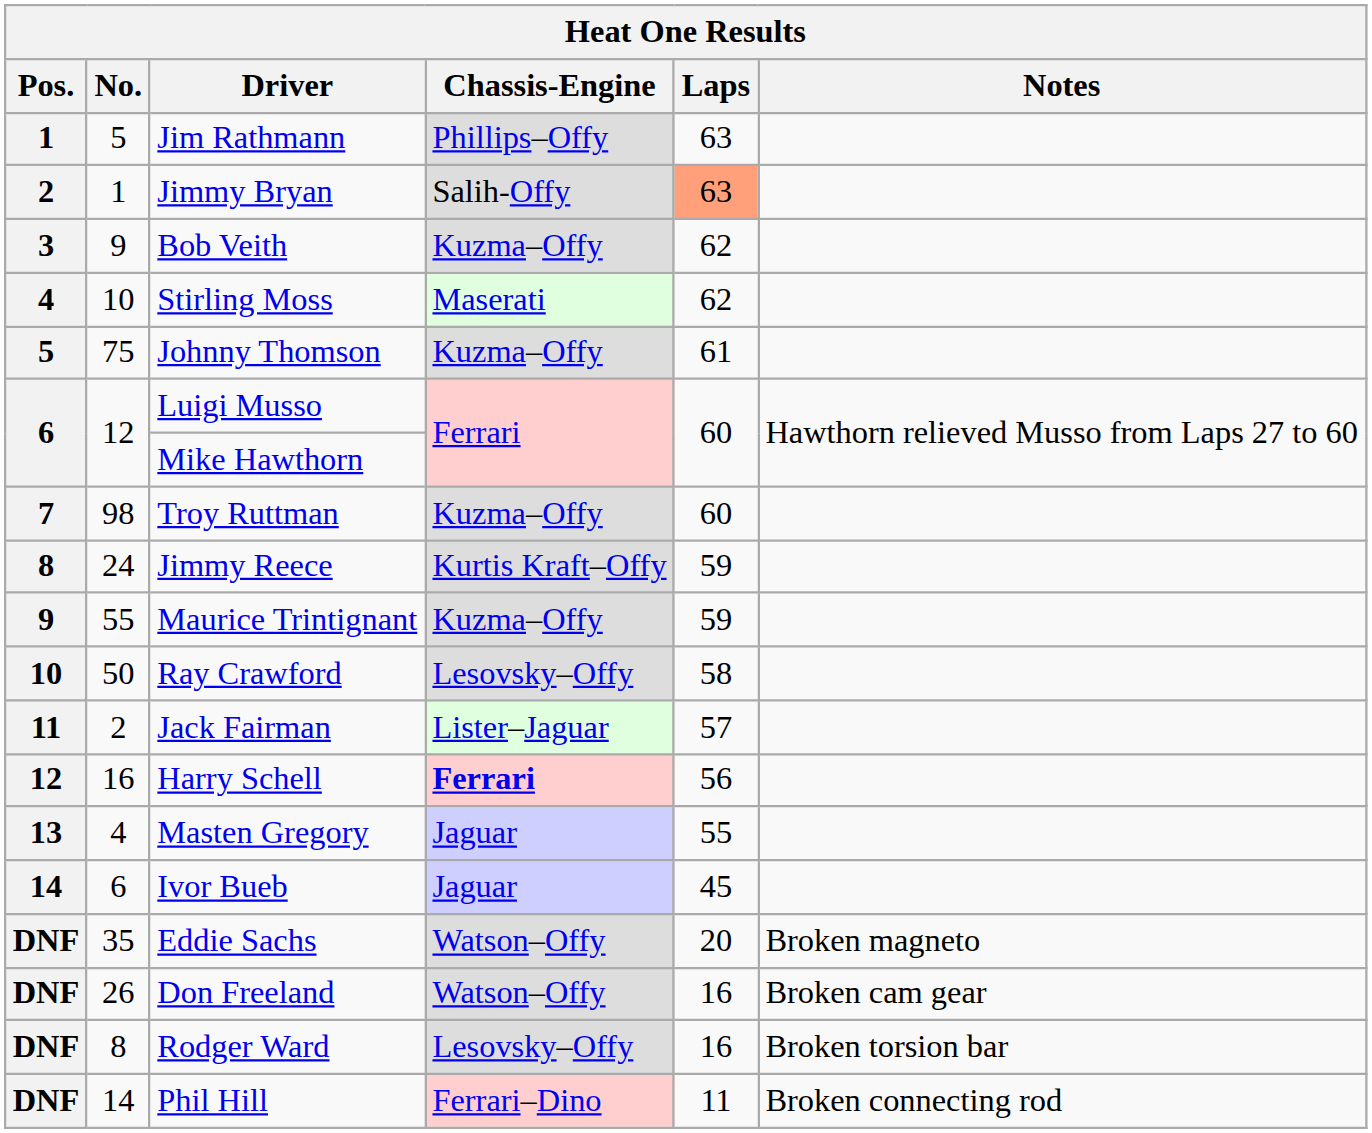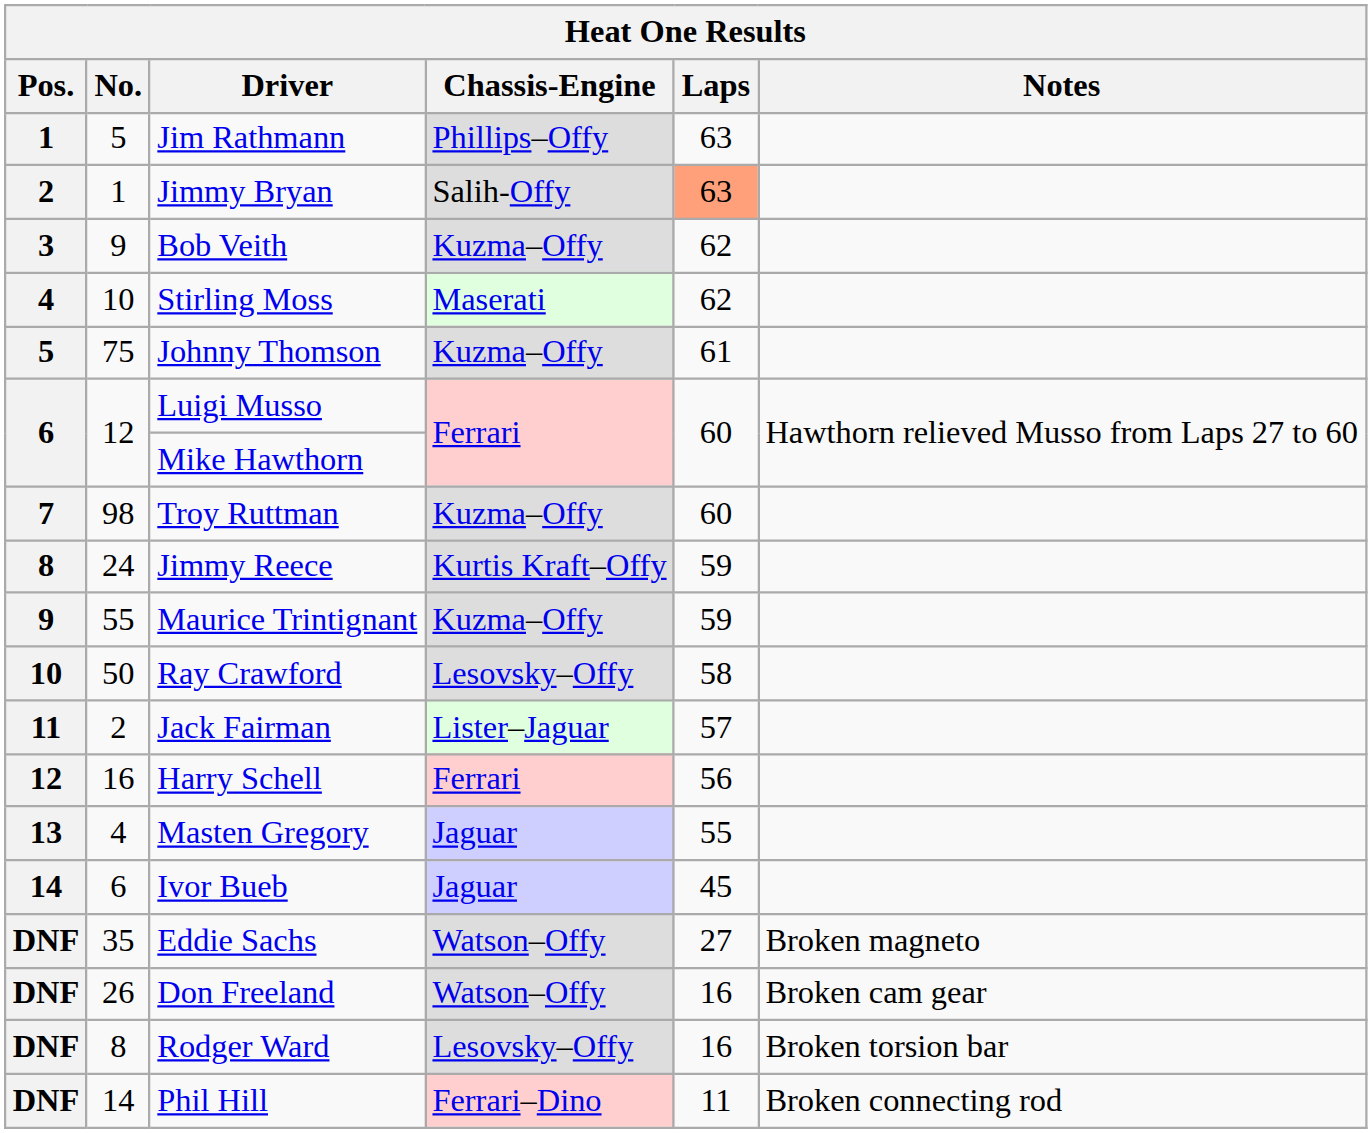(484, 779) bold -> (476, 779) normal
(716, 940) 20 -> (716, 940) 27
